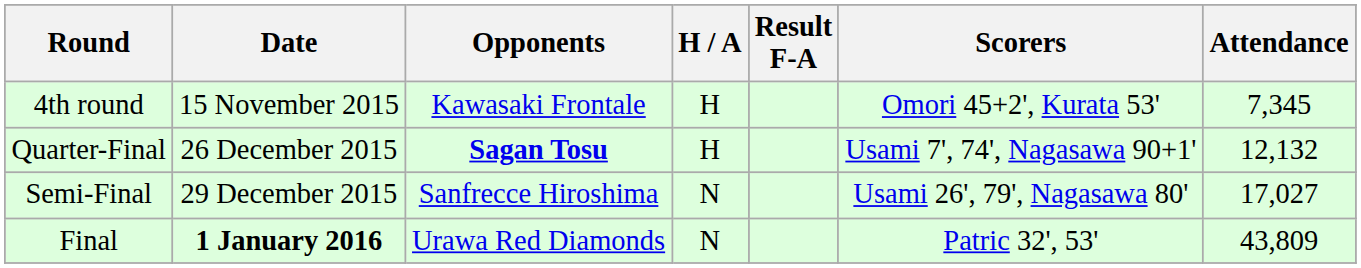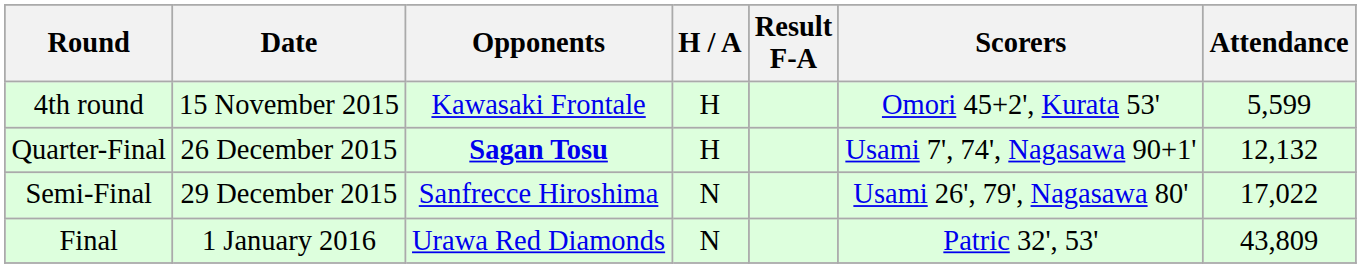(1279, 104) 7,345 -> (1279, 104) 5,599
(1279, 194) 17,027 -> (1279, 194) 17,022
(289, 239) bold -> (289, 239) normal
